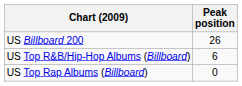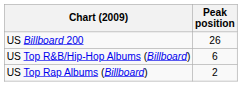(215, 72) 0 -> (215, 72) 2
